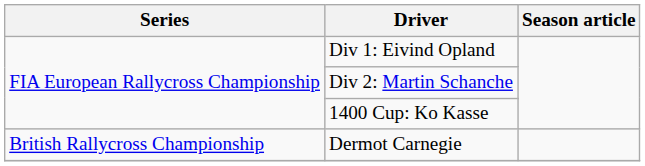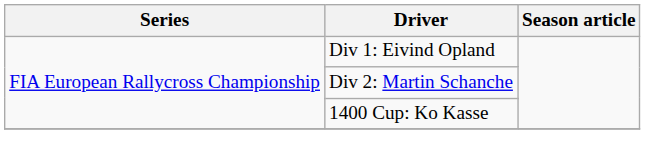- row: (395, 144)
